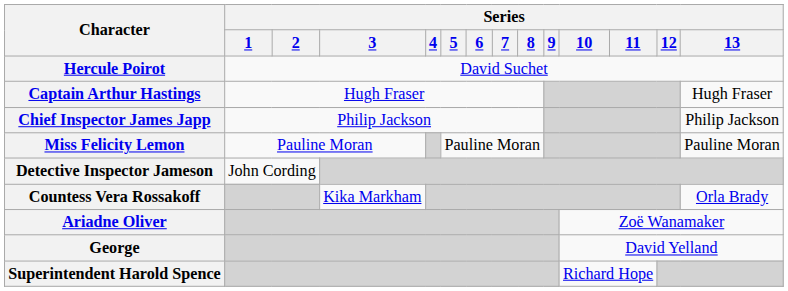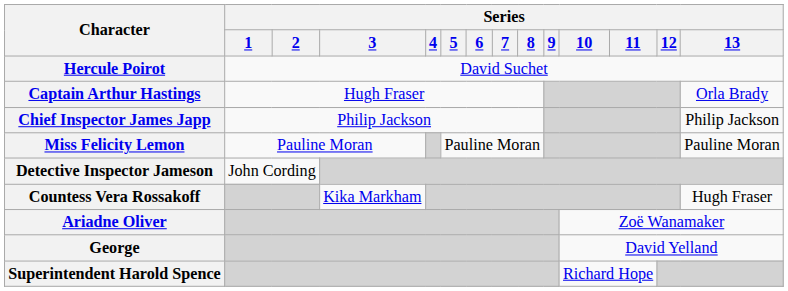(732, 94) Hugh Fraser -> (732, 94) Orla Brady
(732, 196) Orla Brady -> (732, 196) Hugh Fraser
